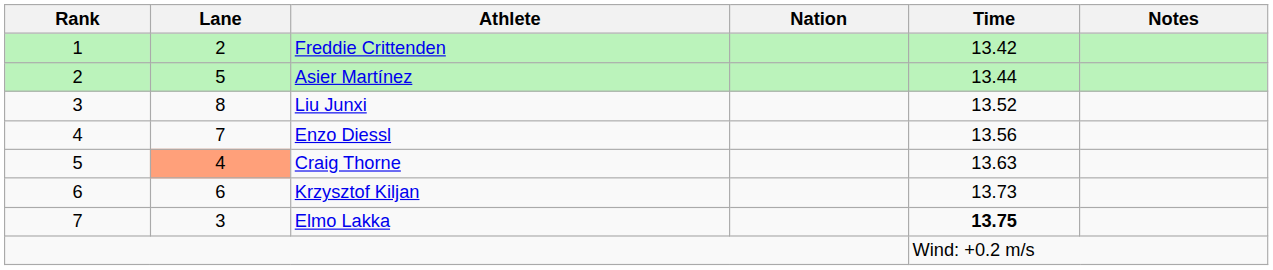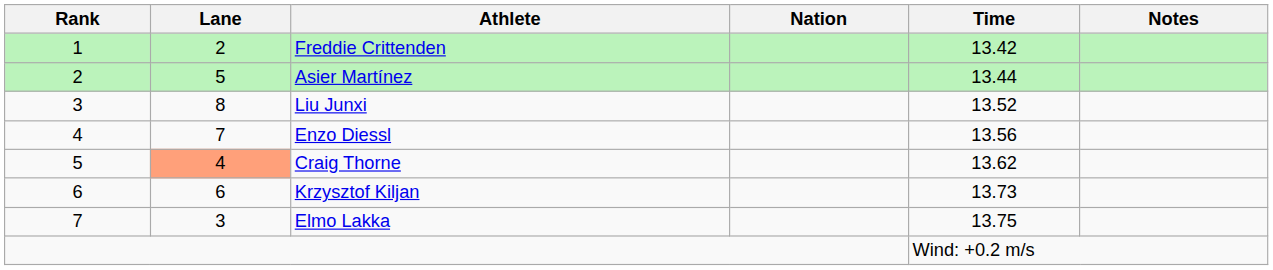(994, 163) 13.63 -> (994, 163) 13.62
(994, 221) bold -> (994, 221) normal
